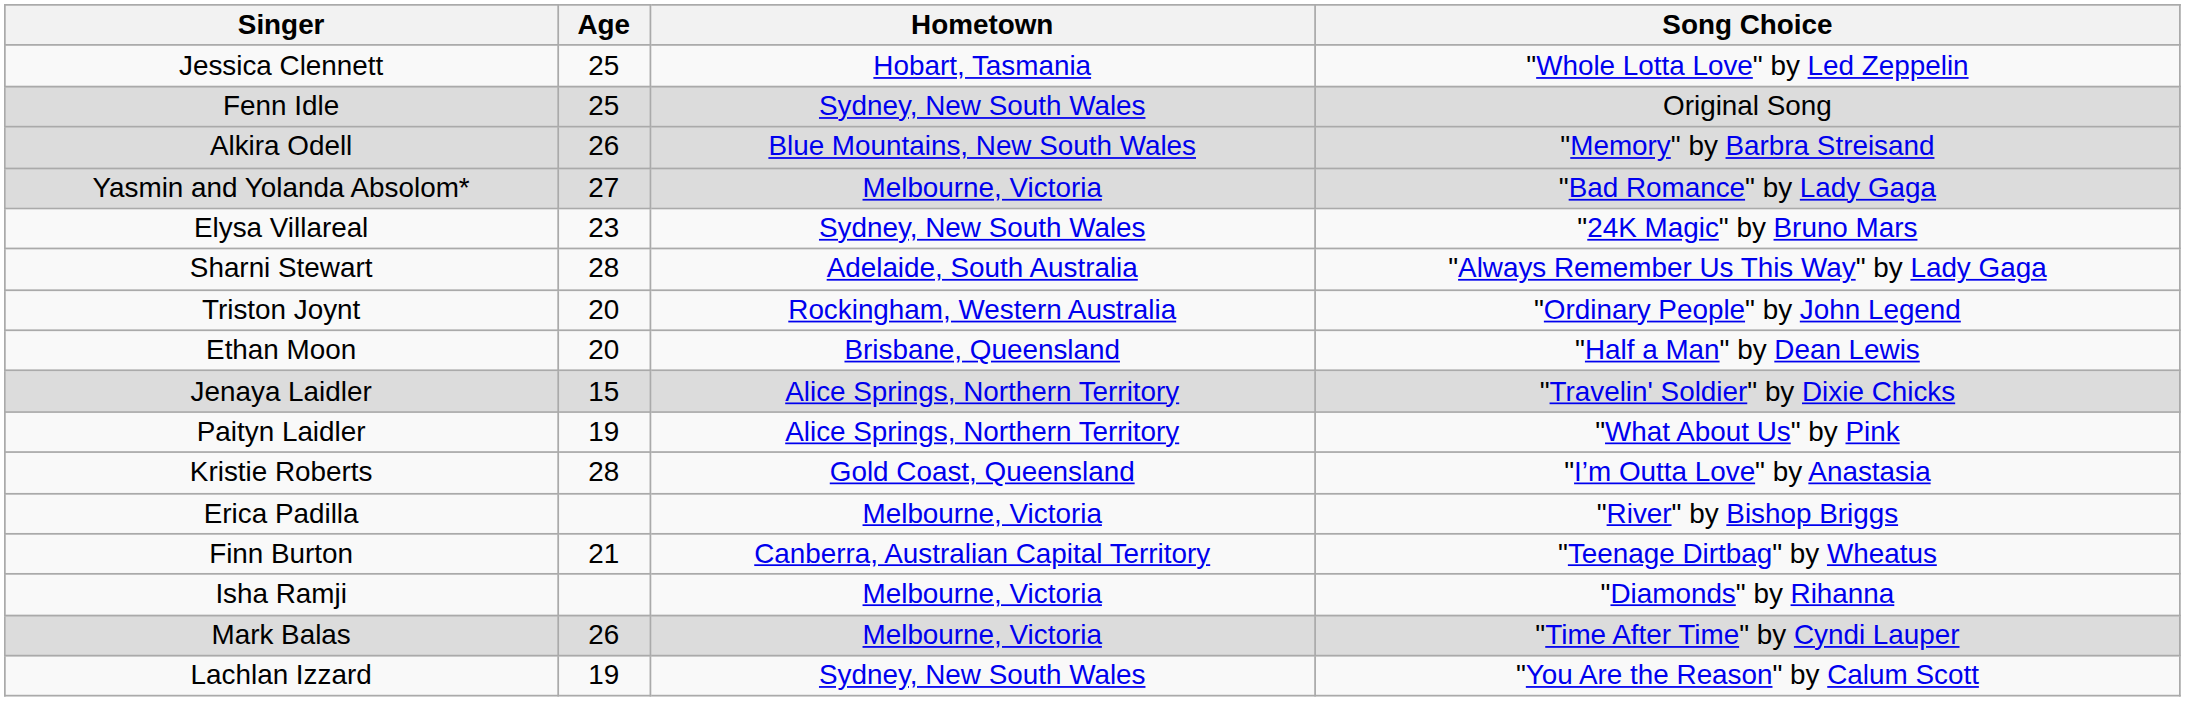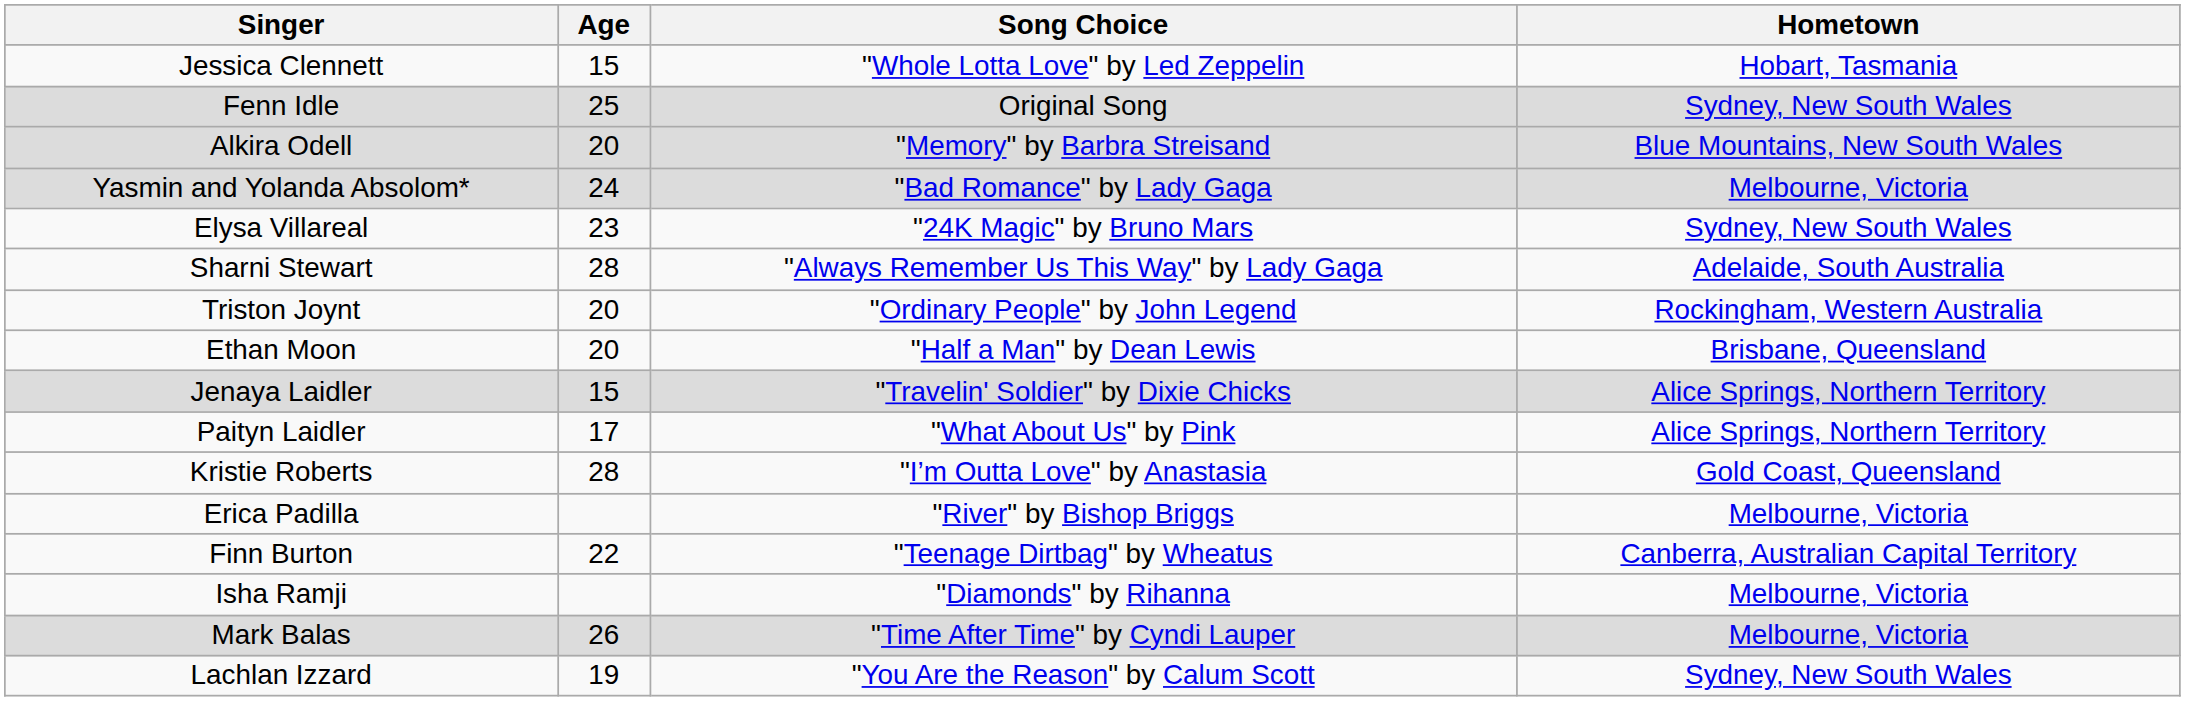columns swapped: (982, 24) <-> (1747, 24)
(604, 65) 25 -> (604, 65) 15
(604, 146) 26 -> (604, 146) 20
(604, 187) 27 -> (604, 187) 24
(604, 431) 19 -> (604, 431) 17
(604, 553) 21 -> (604, 553) 22
